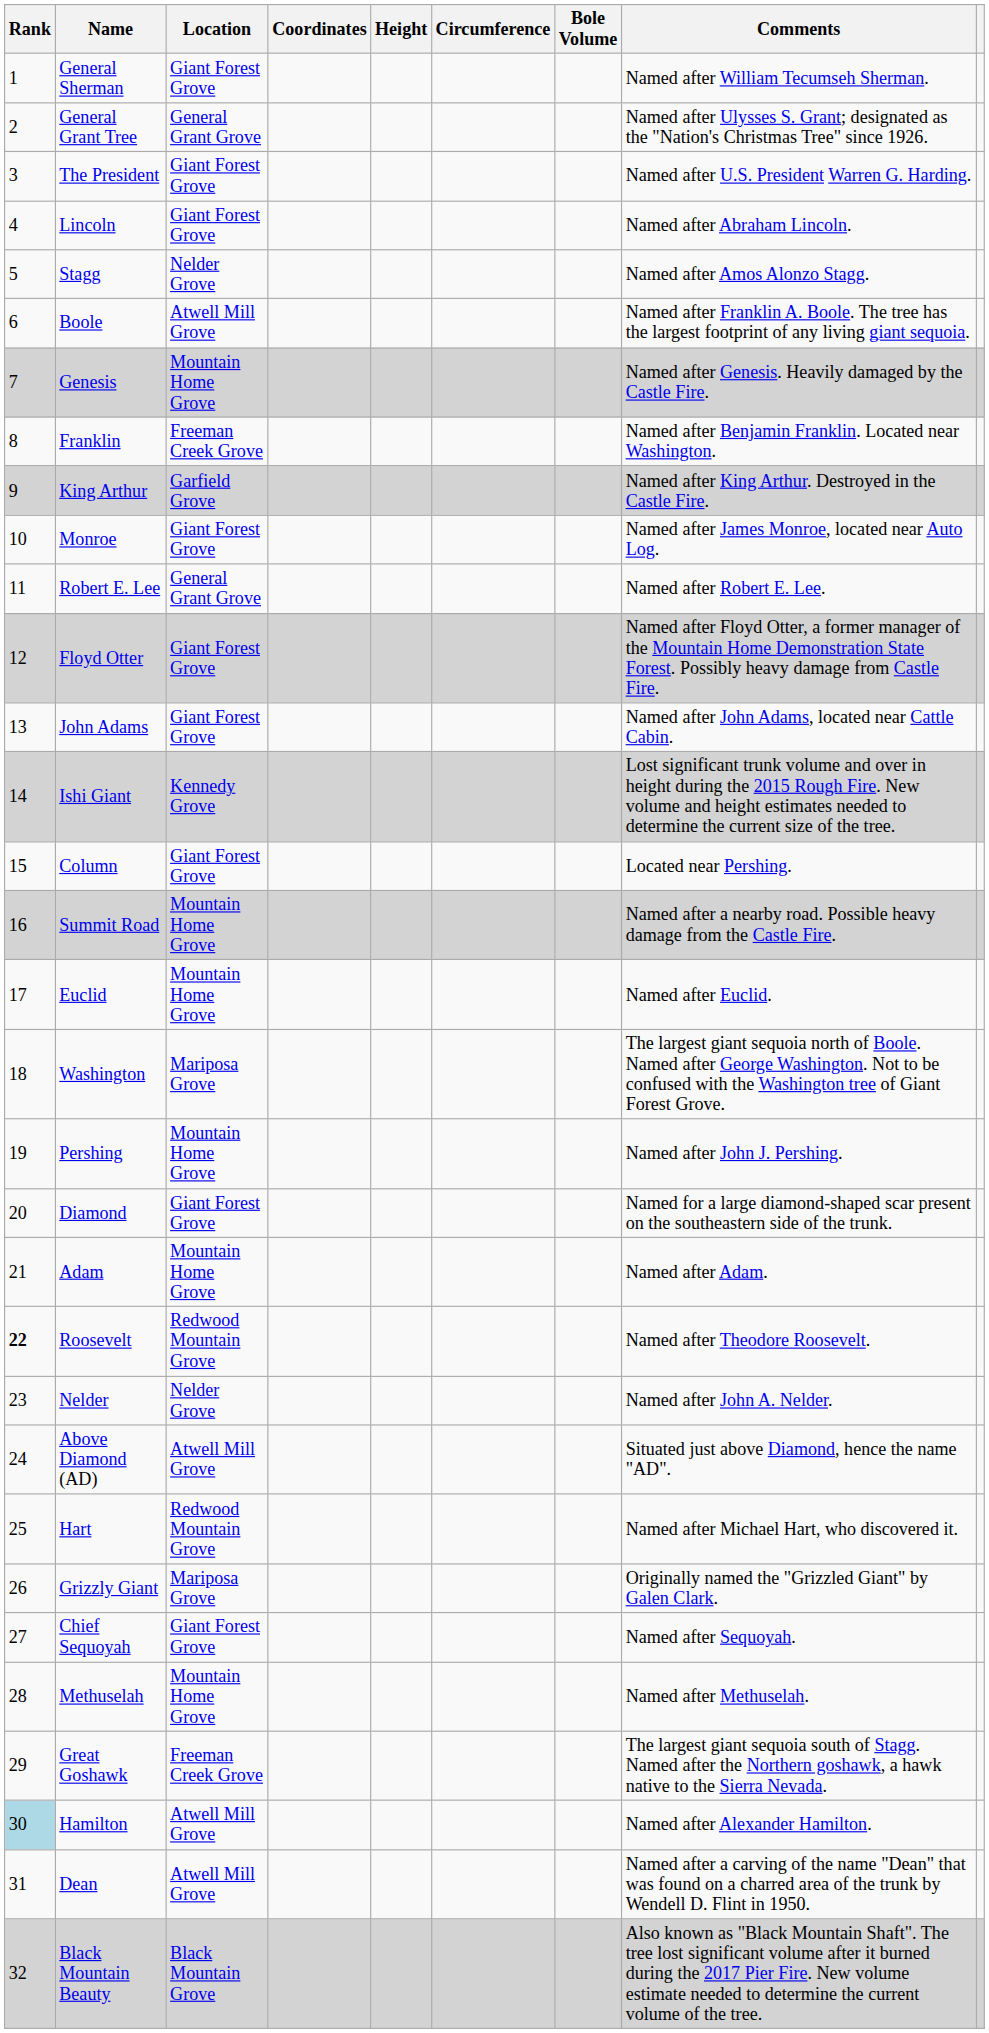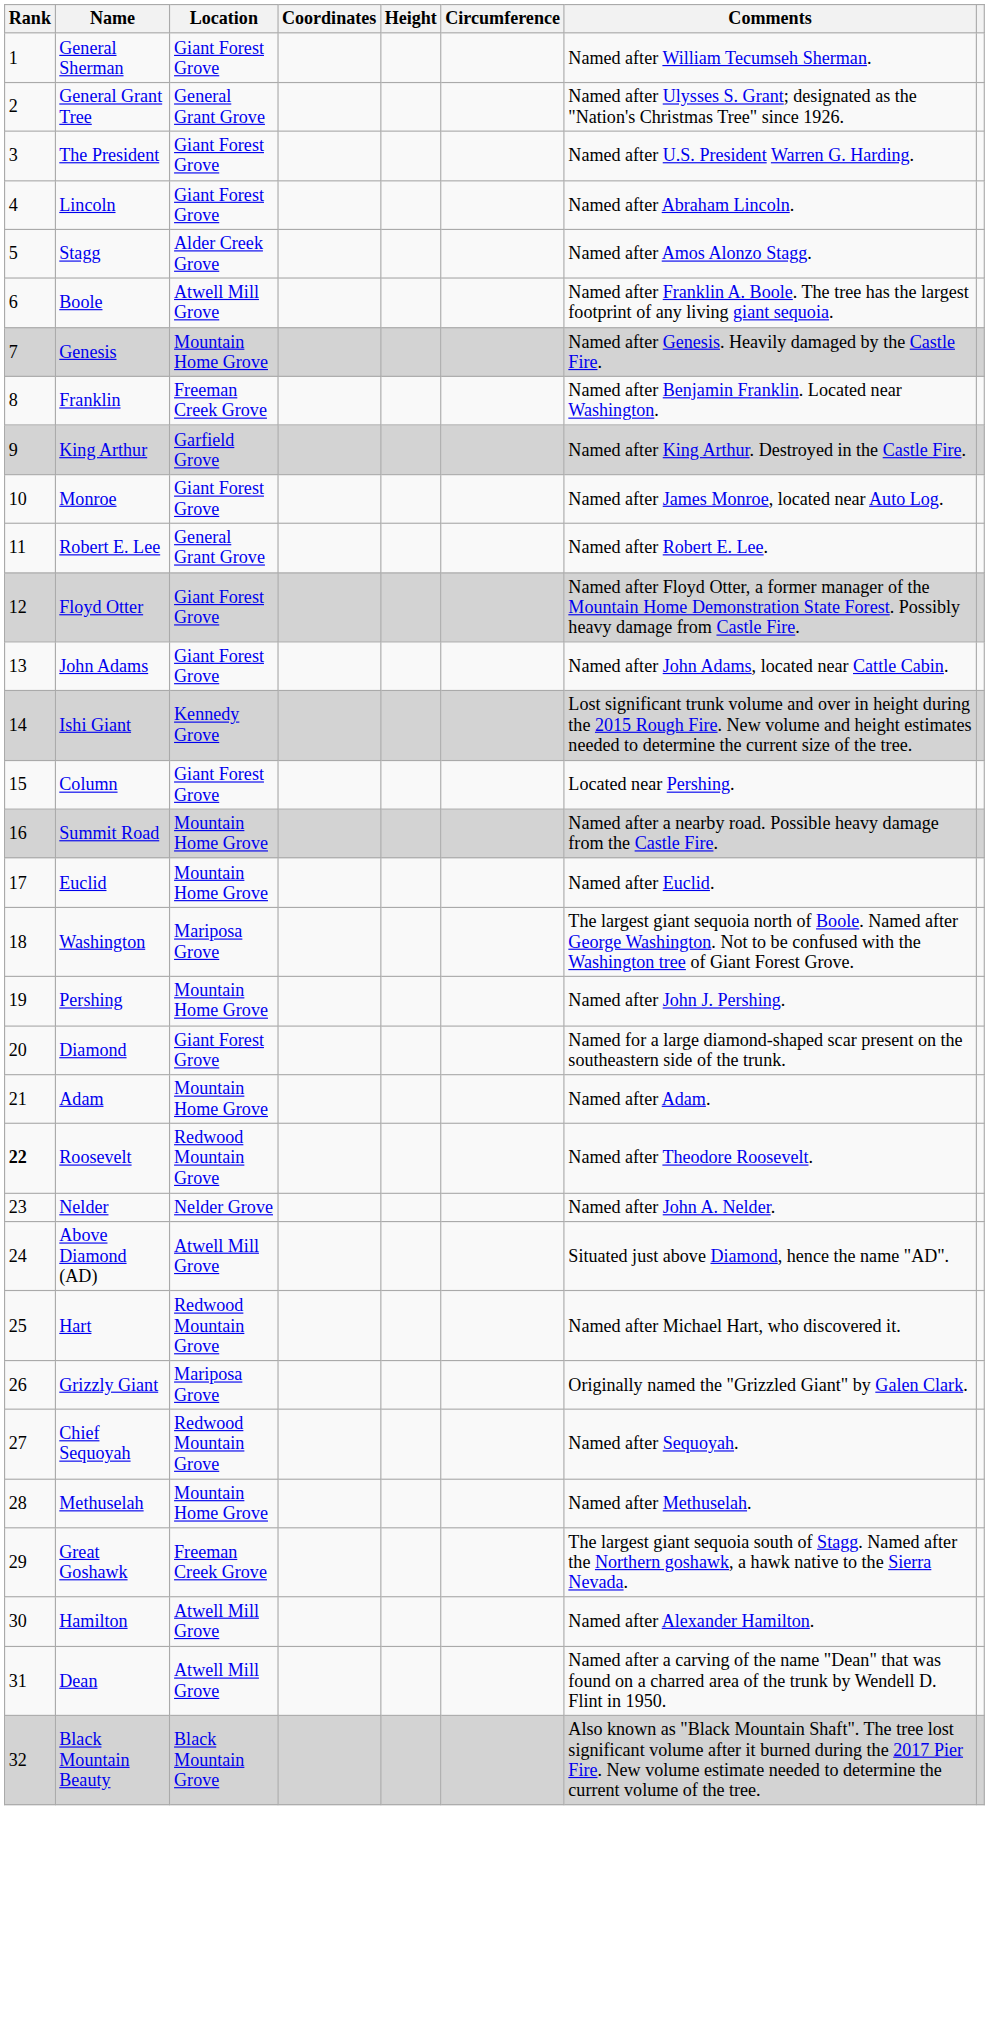- column: (588, 29)
(195, 274) Nelder Grove -> (218, 253) Alder Creek Grove
(215, 1637) Giant Forest Grove -> (209, 1443) Redwood Mountain Grove
(18, 1824) lightblue background -> (18, 1621) no background
